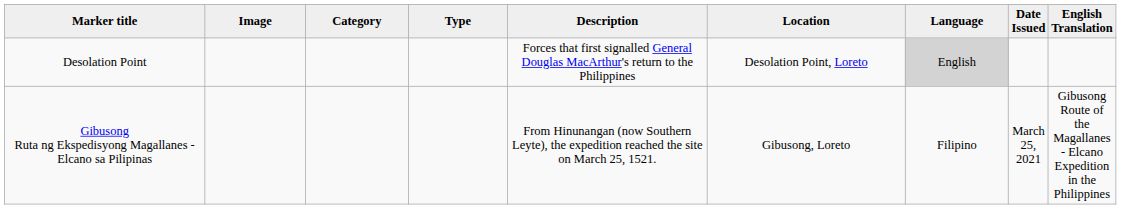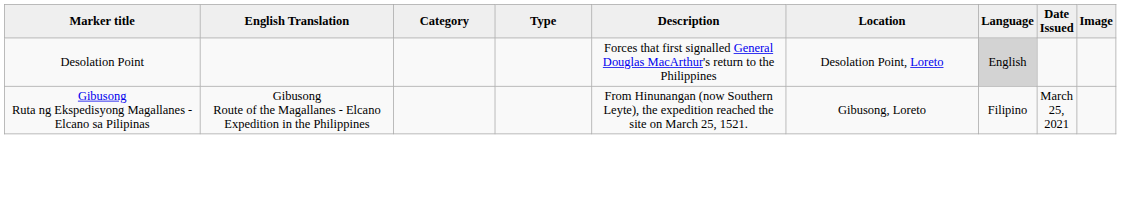columns swapped: (1082, 21) <-> (255, 21)
